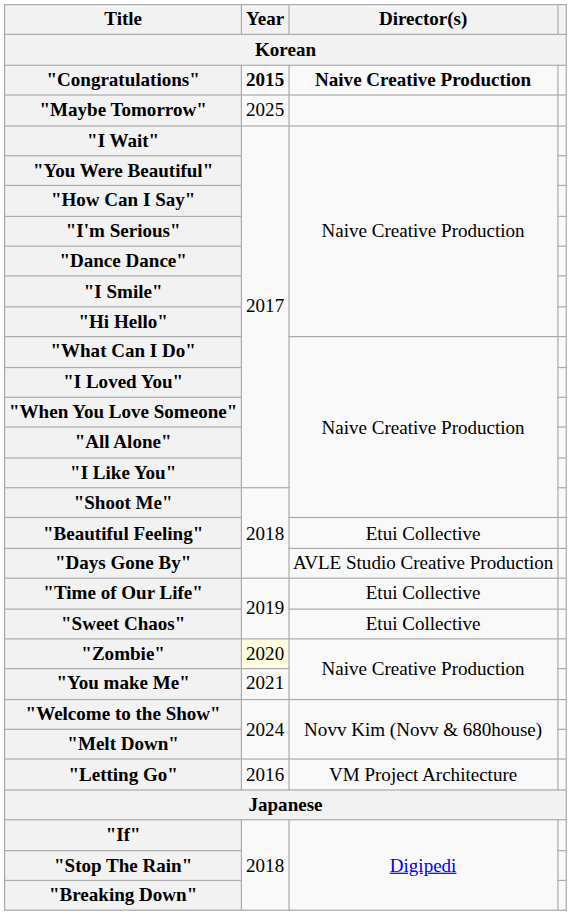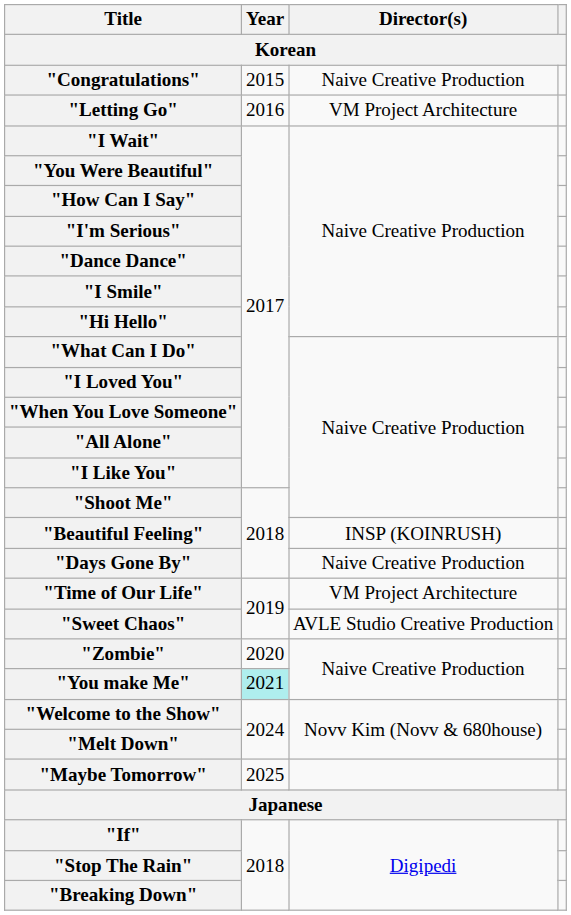(265, 79) bold -> (265, 79) normal
(423, 79) bold -> (423, 79) normal
rows swapped: (123, 774) <-> (123, 110)
(423, 532) Etui Collective -> (423, 532) INSP (KOINRUSH)
(423, 563) AVLE Studio Creative Production -> (423, 563) Naive Creative Production
(423, 593) Etui Collective -> (423, 593) VM Project Architecture
(423, 623) Etui Collective -> (423, 623) AVLE Studio Creative Production
(265, 653) lightyellow background -> (265, 653) no background
(265, 683) no background -> (265, 683) paleturquoise background
